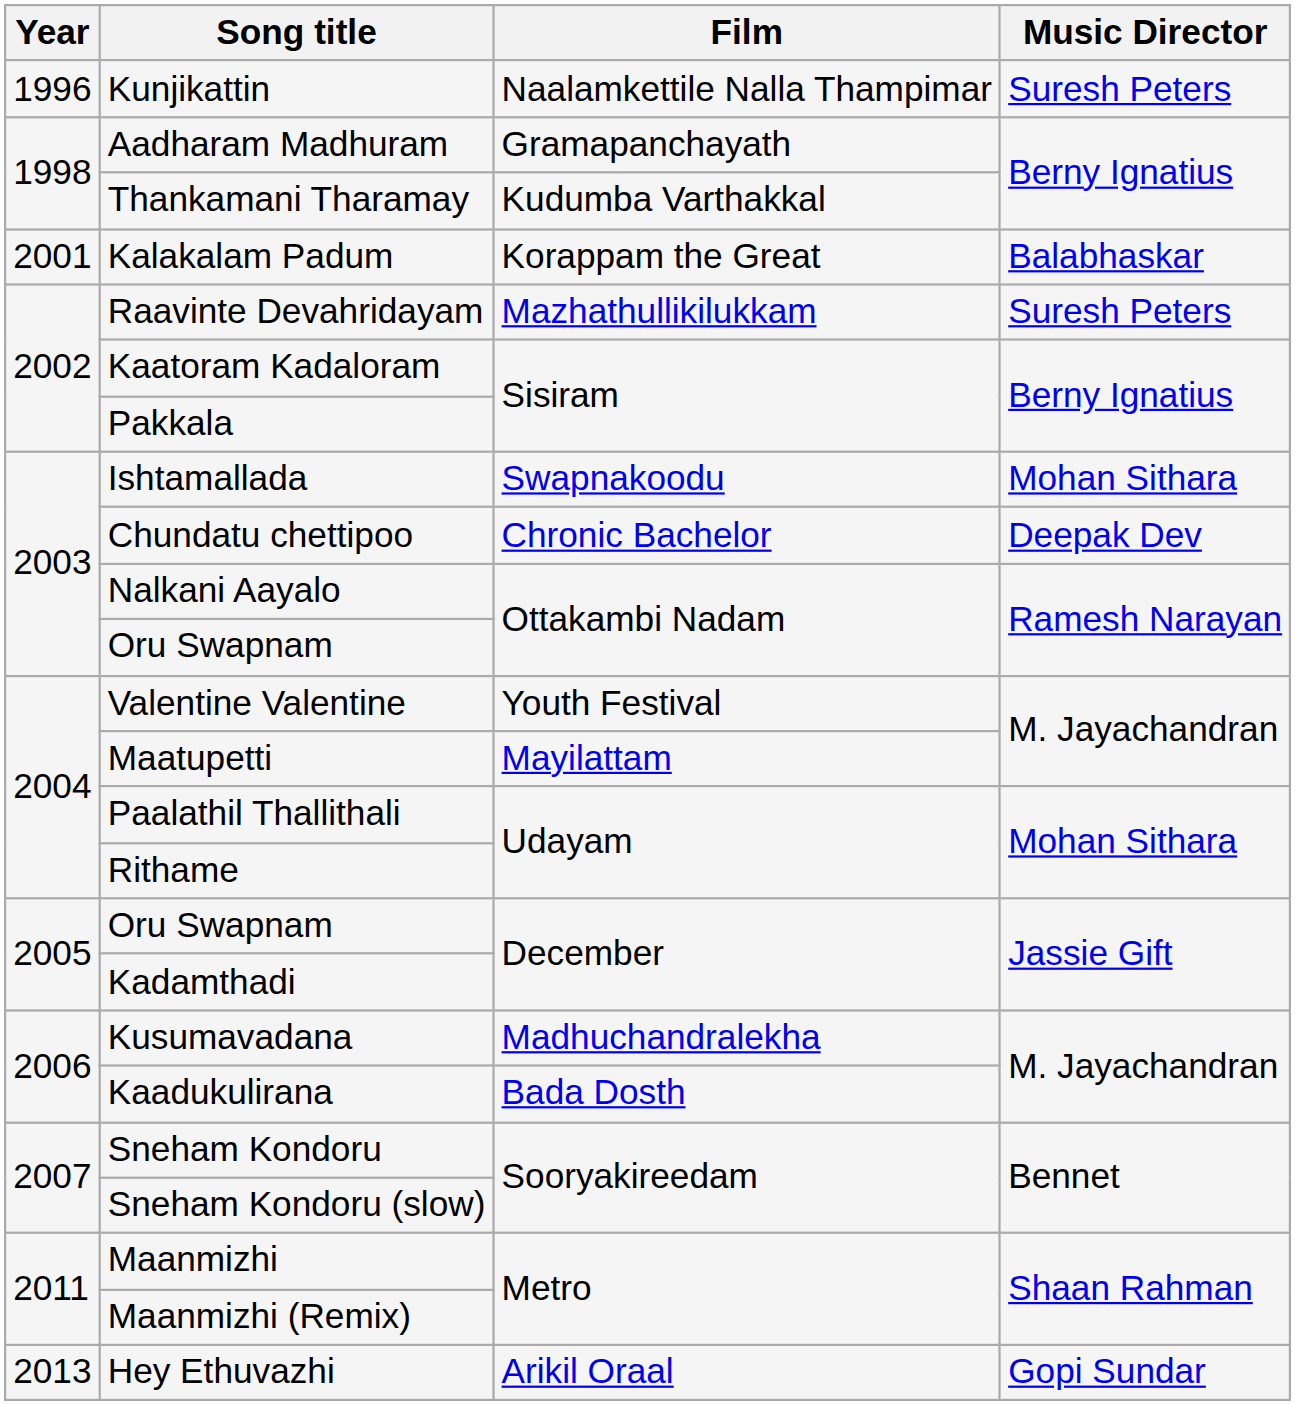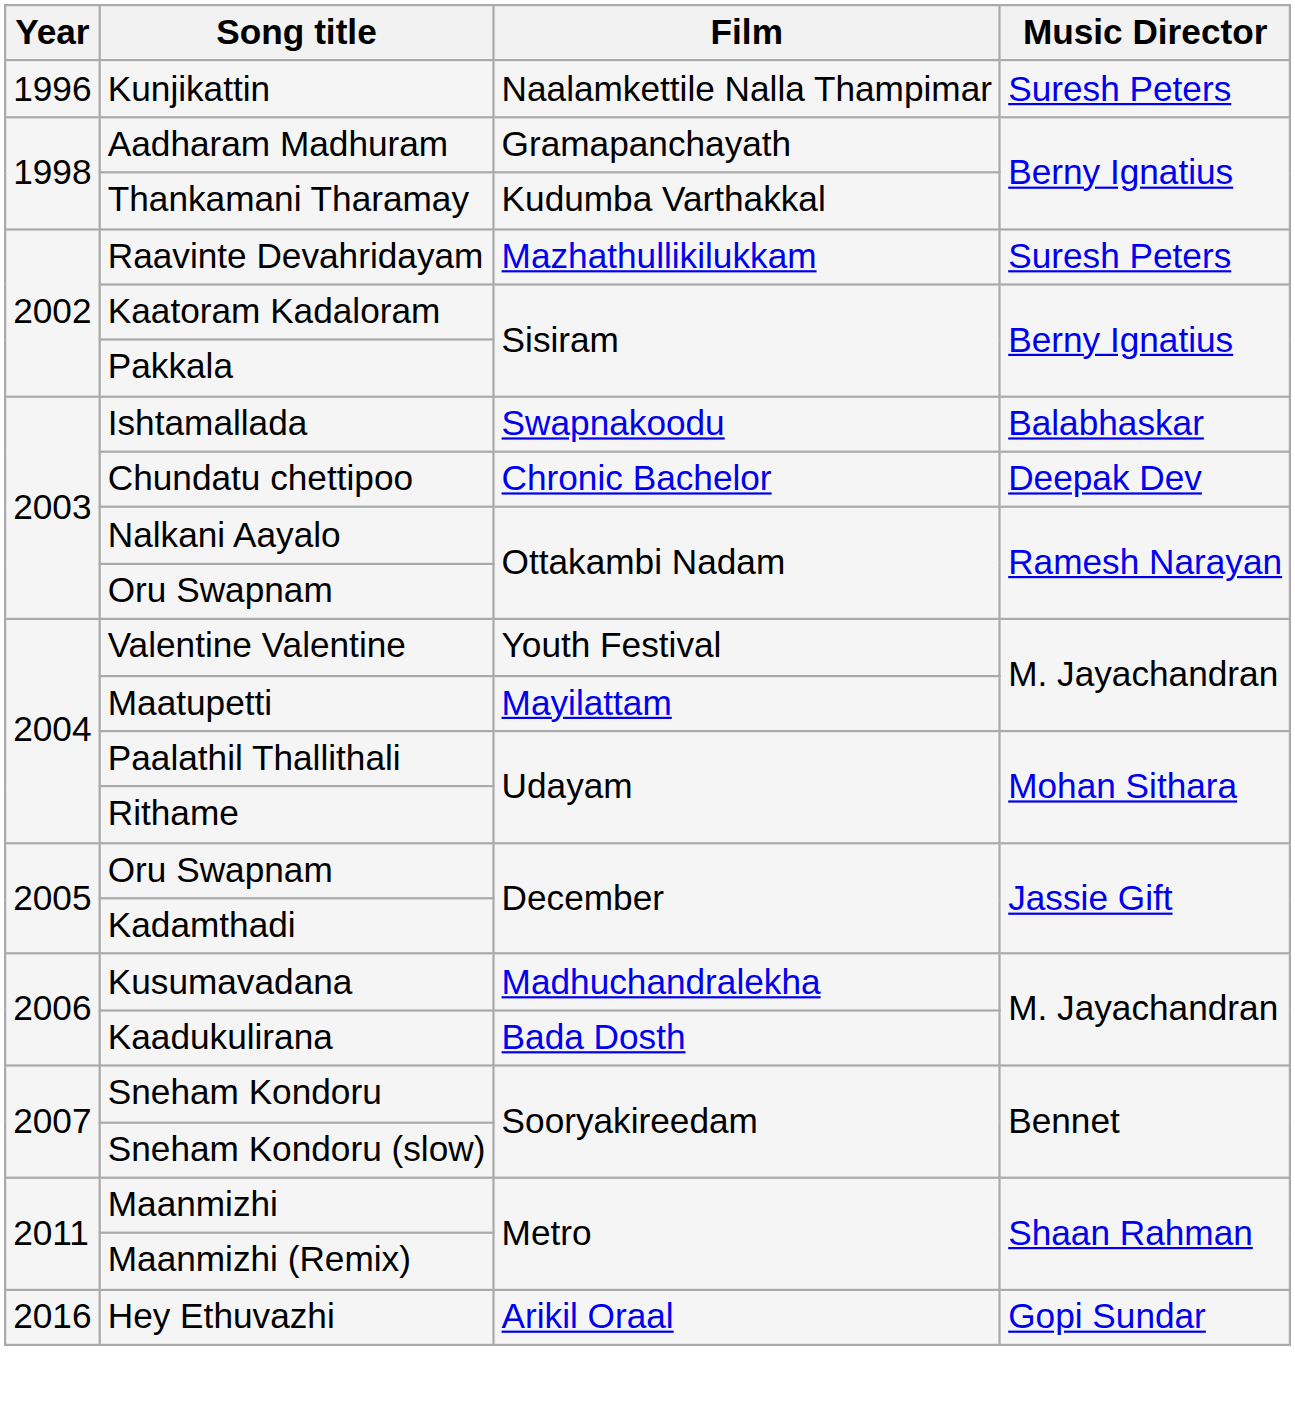- row: (251, 255)
(1123, 479) Mohan Sithara -> (1106, 423) Balabhaskar
(52, 1372) 2013 -> (52, 1316) 2016
